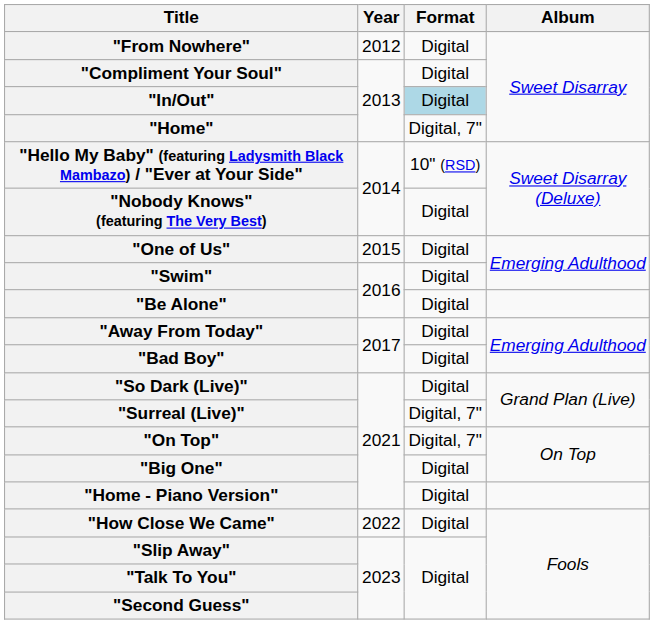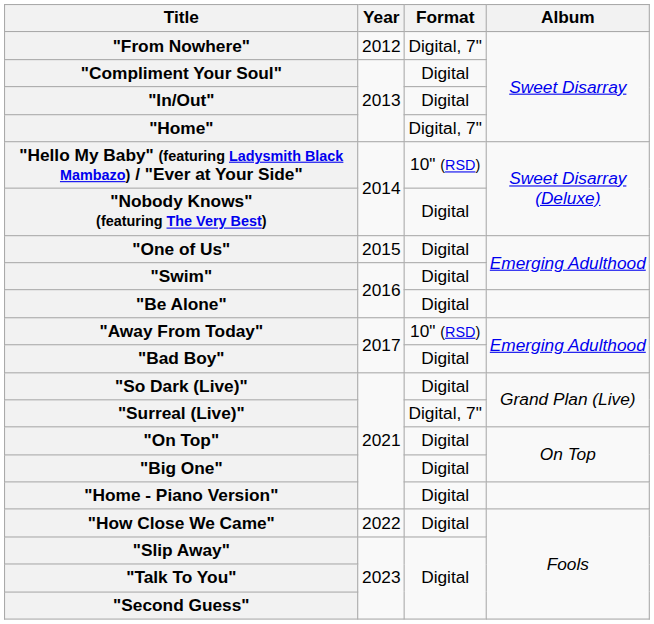(445, 45) Digital -> (445, 45) Digital, 7"
(445, 100) lightblue background -> (445, 100) no background
(445, 331) Digital -> (445, 331) 10" (RSD)
(445, 440) Digital, 7" -> (445, 440) Digital
